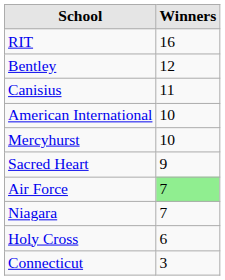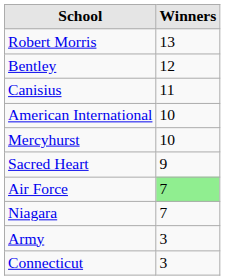- row: (21, 41)
+ row: (52, 41)
- row: (43, 238)
+ row: (26, 238)
